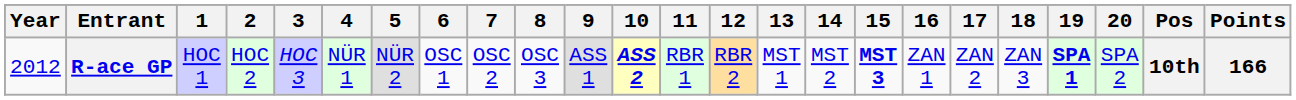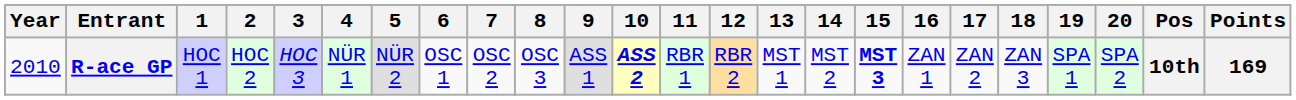(35, 66) 2012 -> (35, 66) 2010
(1071, 66) bold -> (1071, 66) normal
(1248, 66) 166 -> (1248, 66) 169
